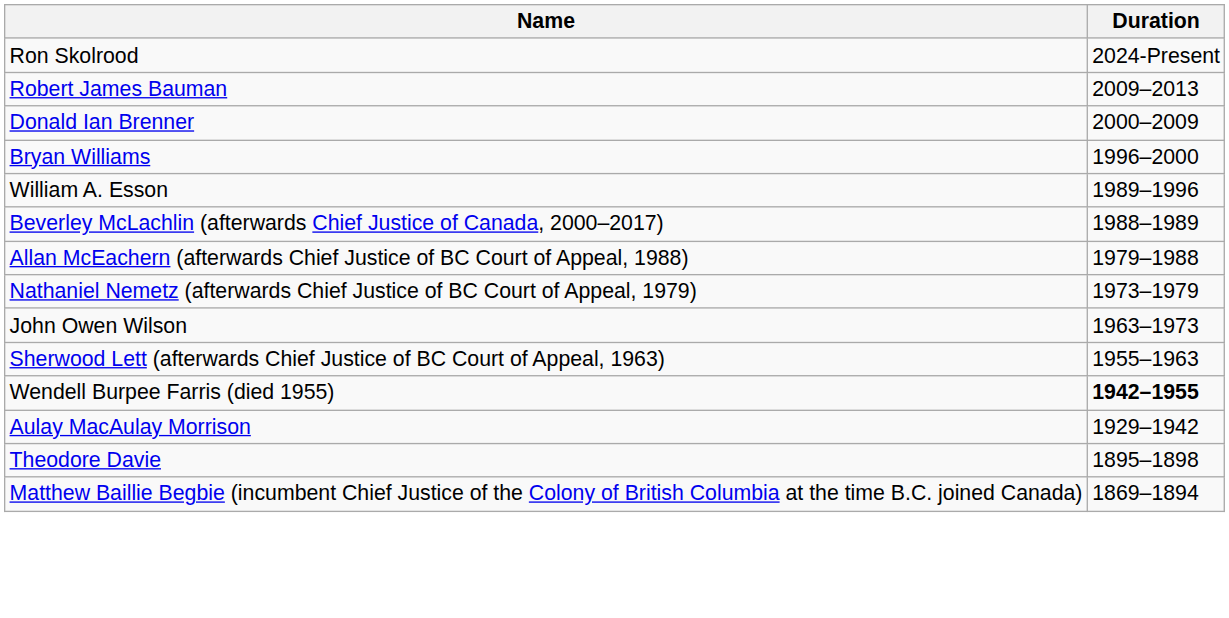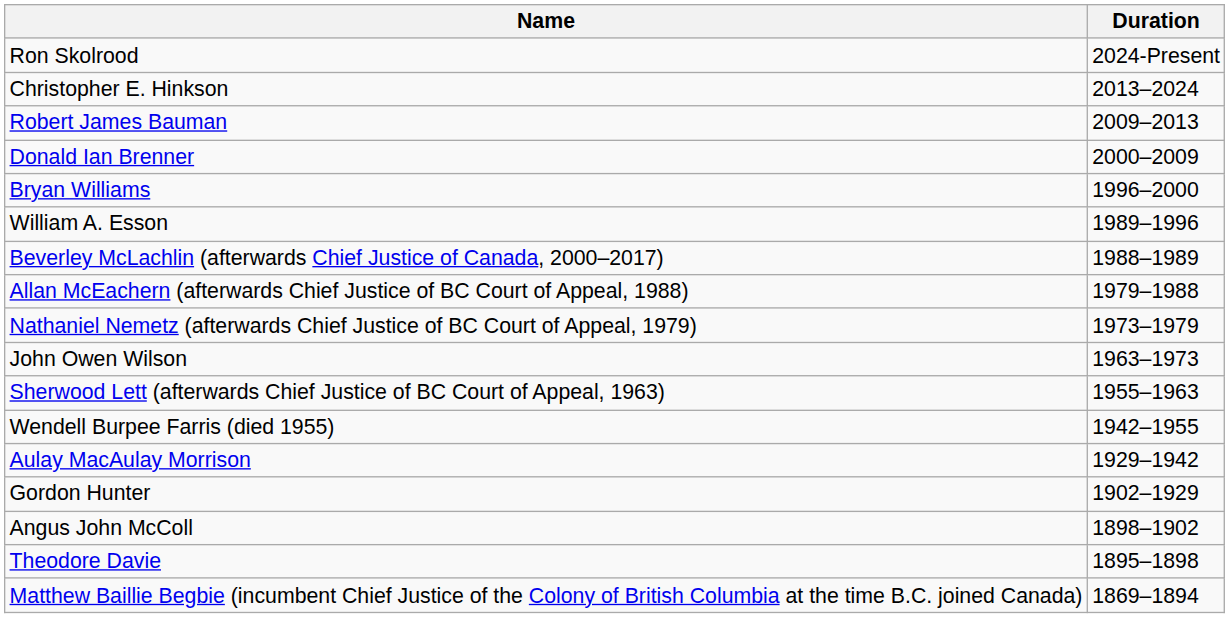+ row: (119, 88)
(1145, 392) bold -> (1145, 426) normal
+ row: (80, 493)
+ row: (101, 527)
